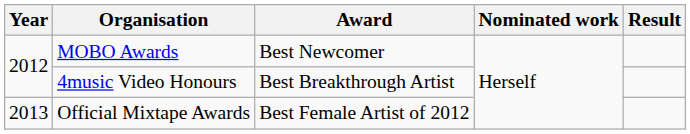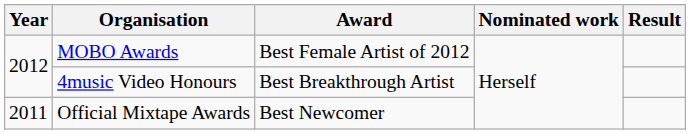(322, 50) Best Newcomer -> (364, 50) Best Female Artist of 2012
(29, 112) 2013 -> (28, 112) 2011
(364, 112) Best Female Artist of 2012 -> (322, 112) Best Newcomer
